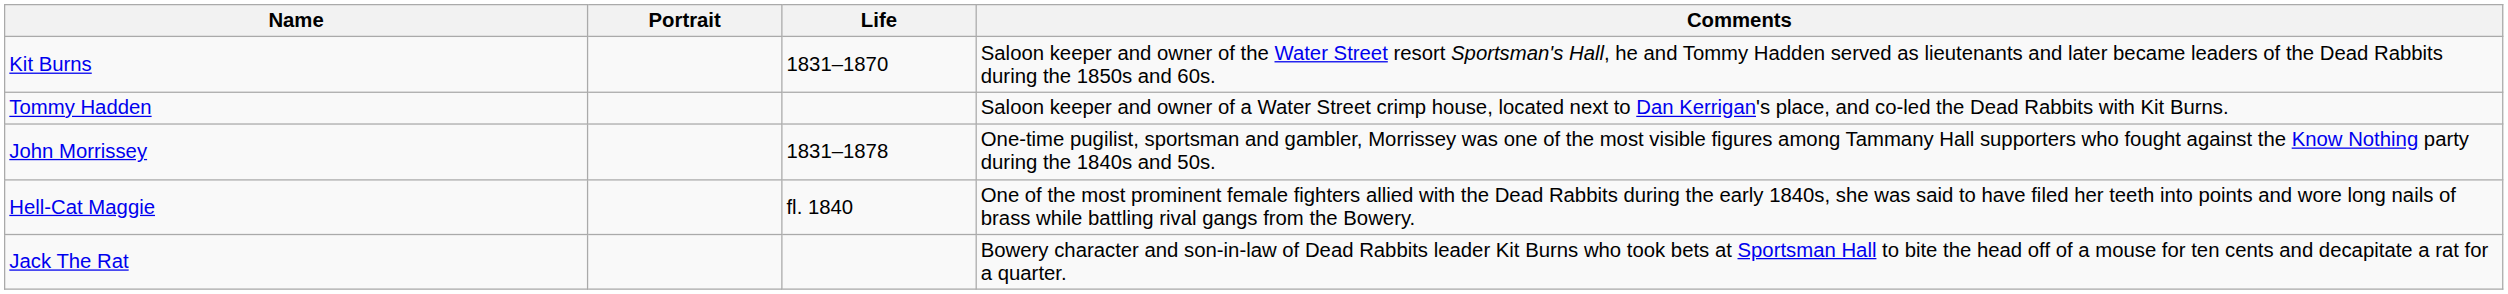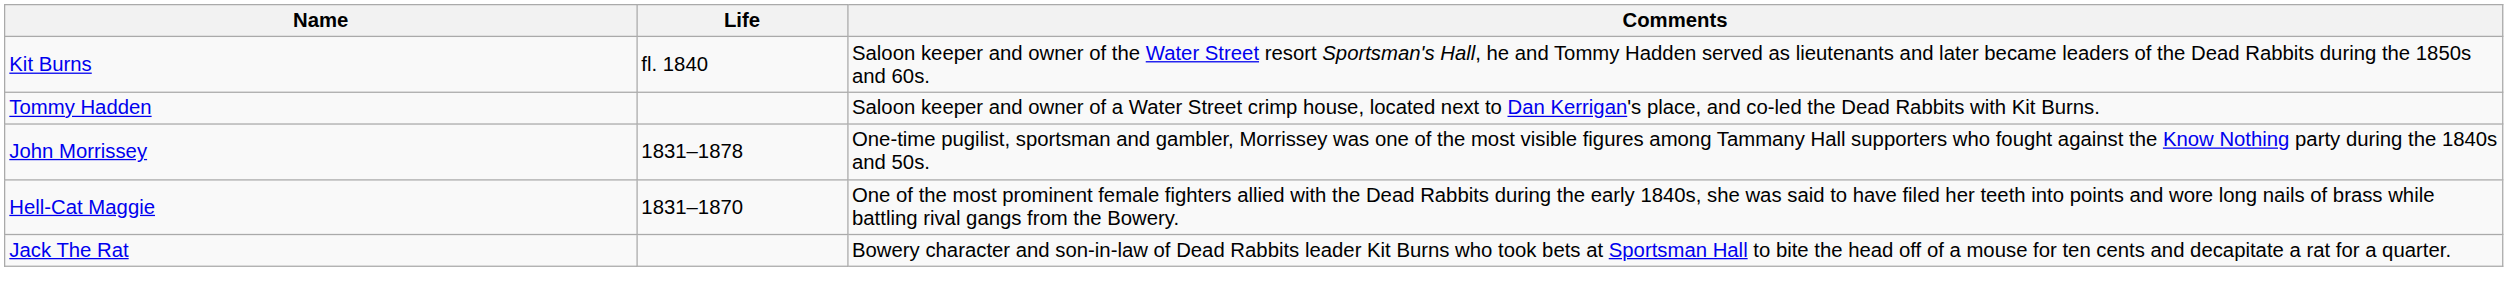- column: (685, 20)
(837, 64) 1831–1870 -> (675, 64) fl. 1840
(820, 206) fl. 1840 -> (692, 206) 1831–1870
